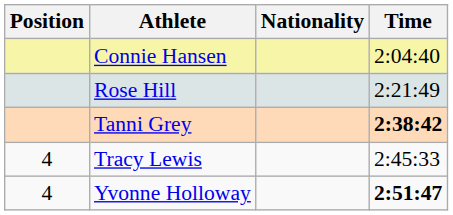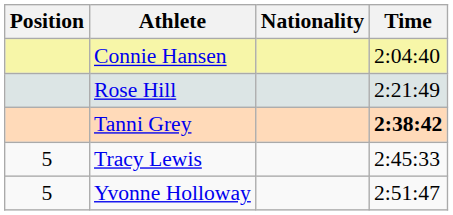(47, 158) 4 -> (47, 158) 5
(47, 192) 4 -> (47, 192) 5
(408, 192) bold -> (407, 192) normal
